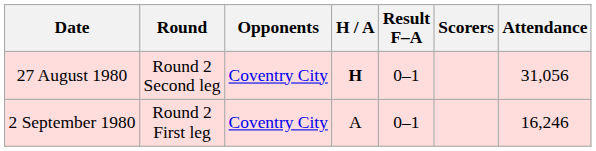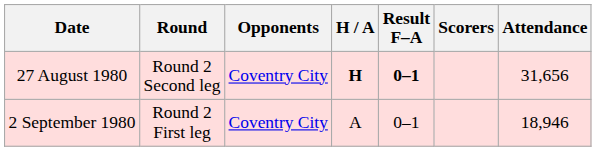(406, 75) normal -> (406, 75) bold
(545, 75) 31,056 -> (545, 75) 31,656
(545, 122) 16,246 -> (545, 122) 18,946
